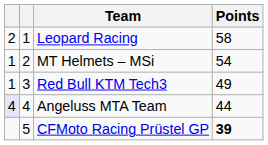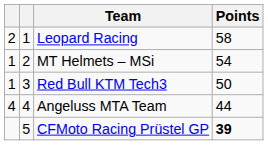(224, 84) 49 -> (224, 84) 50
(12, 106) lavender background -> (12, 106) no background
